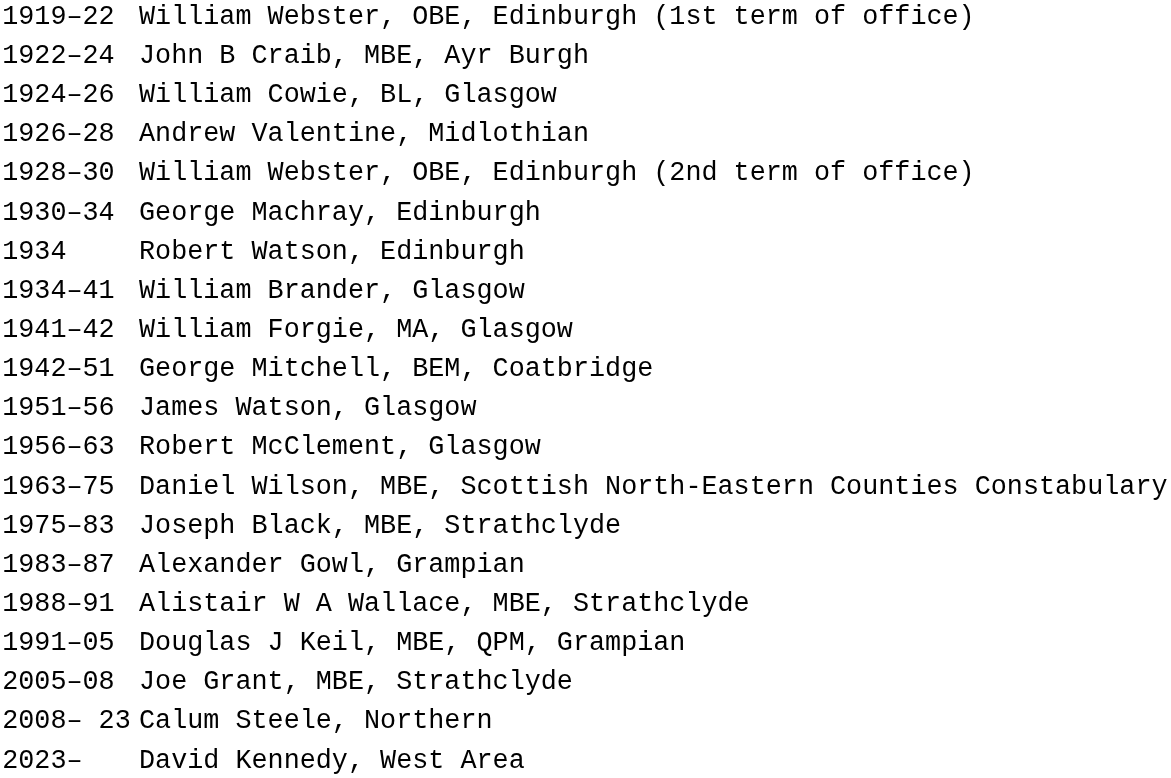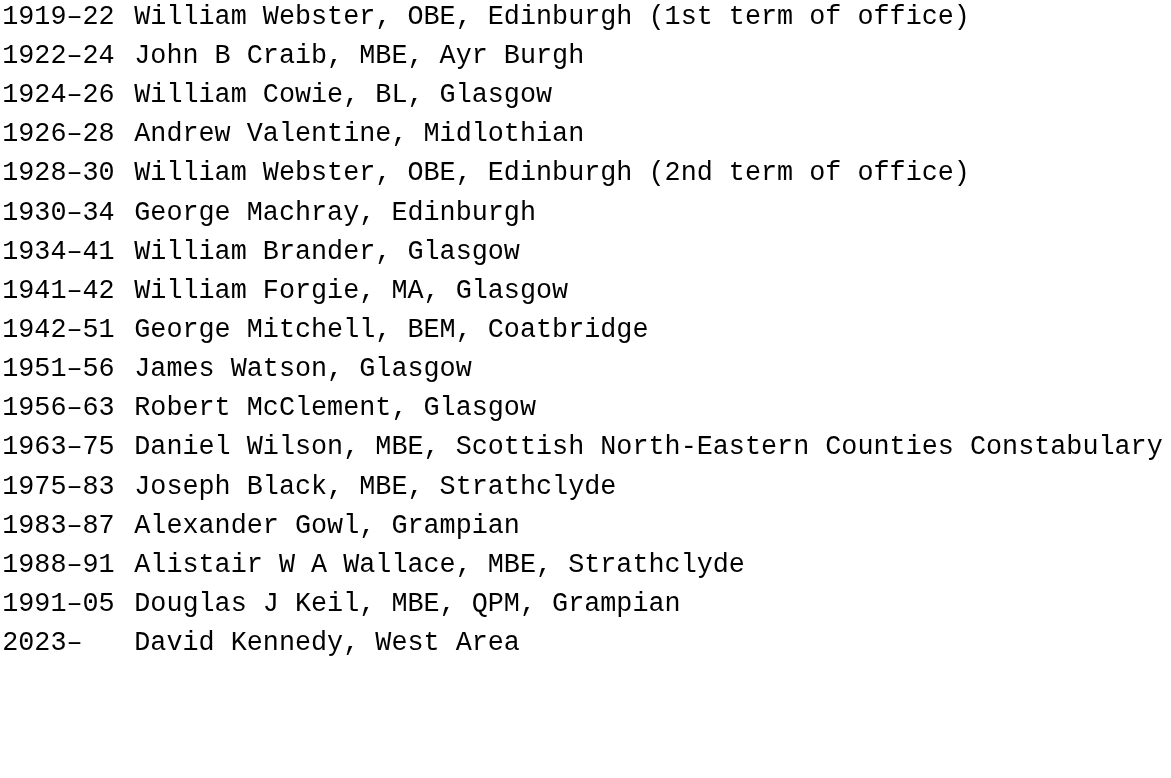- row: (332, 251)
- row: (356, 682)
- row: (316, 721)
